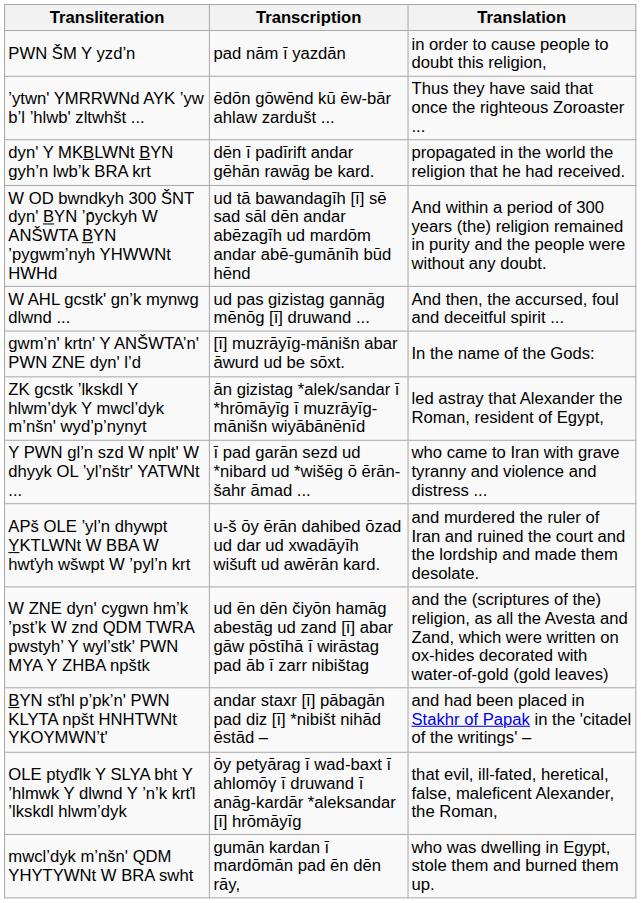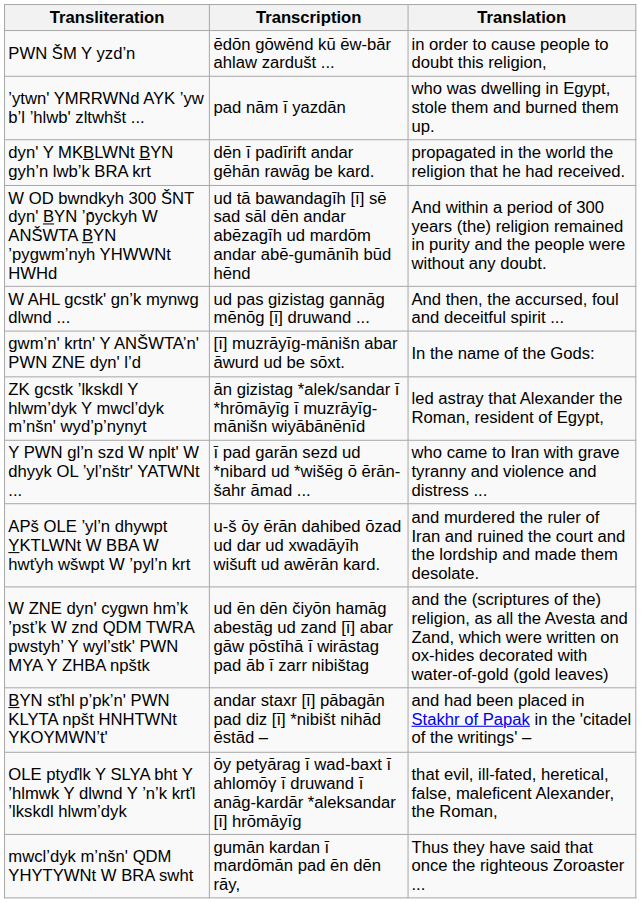(280, 53) pad nām ī yazdān -> (302, 53) ēdōn gōwēnd kū ēw-bār ahlaw zardušt ...
(302, 107) ēdōn gōwēnd kū ēw-bār ahlaw zardušt ... -> (280, 107) pad nām ī yazdān
(518, 107) Thus they have said that once the righteous Zoroaster ... -> (515, 107) who was dwelling in Egypt, stole them and burned them up.
(515, 866) who was dwelling in Egypt, stole them and burned them up. -> (518, 866) Thus they have said that once the righteous Zoroaster ...
